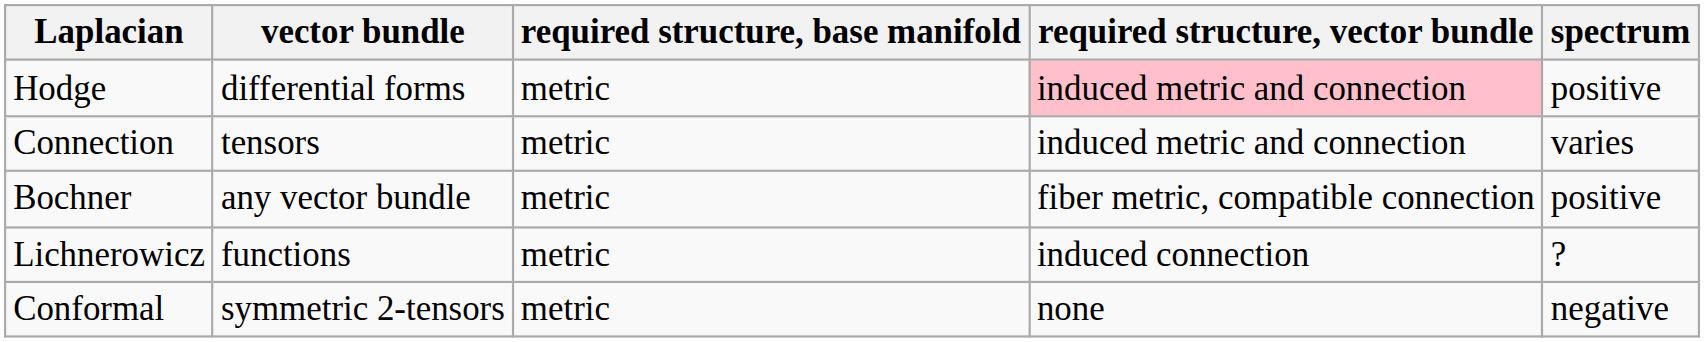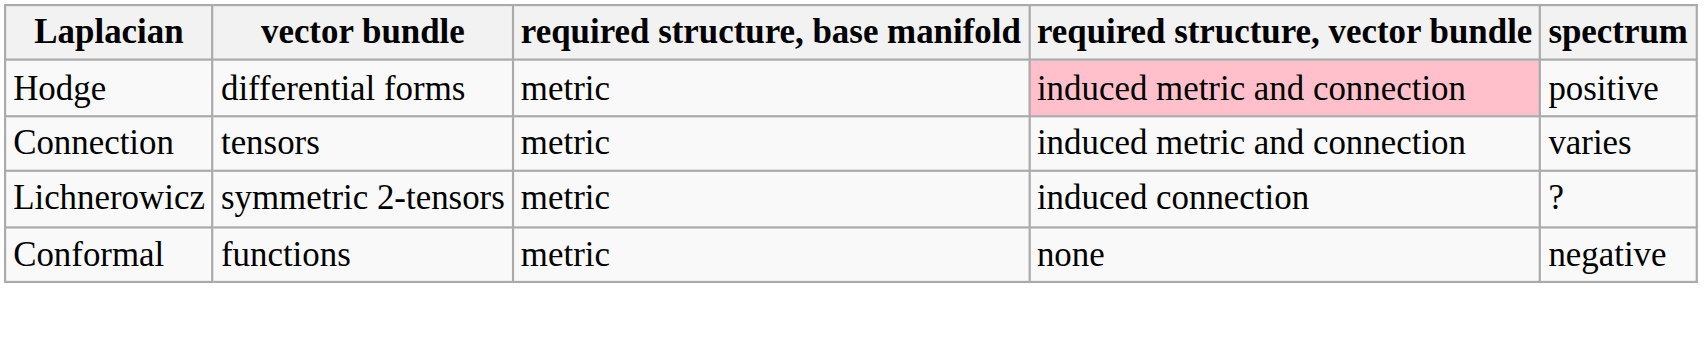- row: (72, 198)
(286, 253) functions -> (363, 198) symmetric 2-tensors
(363, 308) symmetric 2-tensors -> (286, 253) functions
